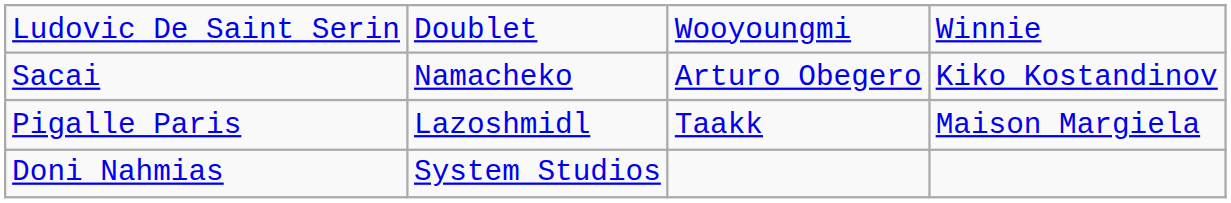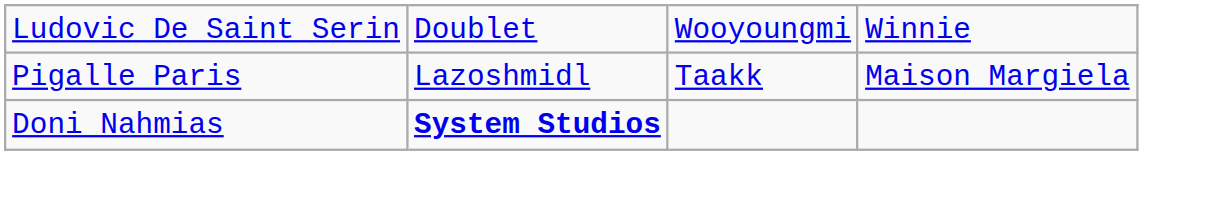- row: (56, 77)
(537, 173) normal -> (537, 125) bold
